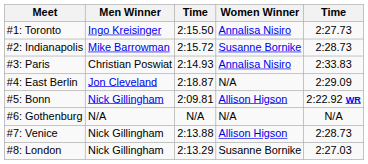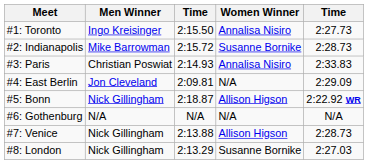(195, 82) 2:18.87 -> (195, 82) 2:09.81
(195, 99) 2:09.81 -> (195, 99) 2:18.87
